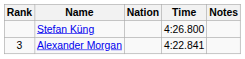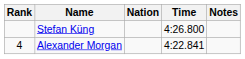(19, 45) 3 -> (19, 45) 4
